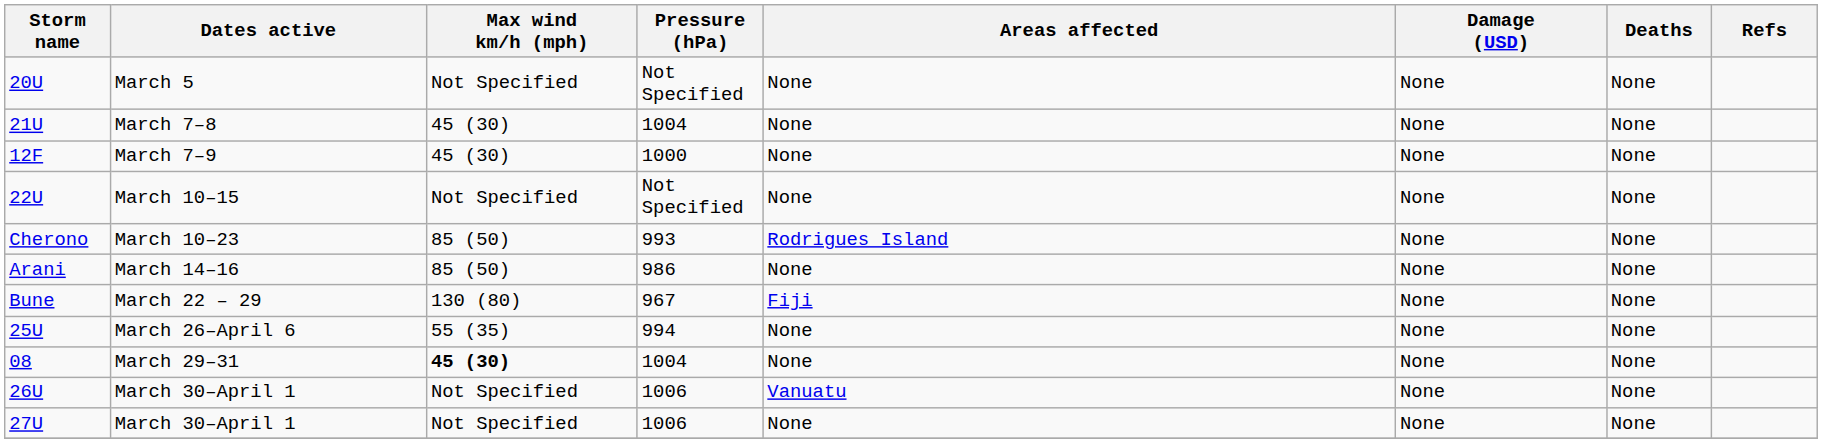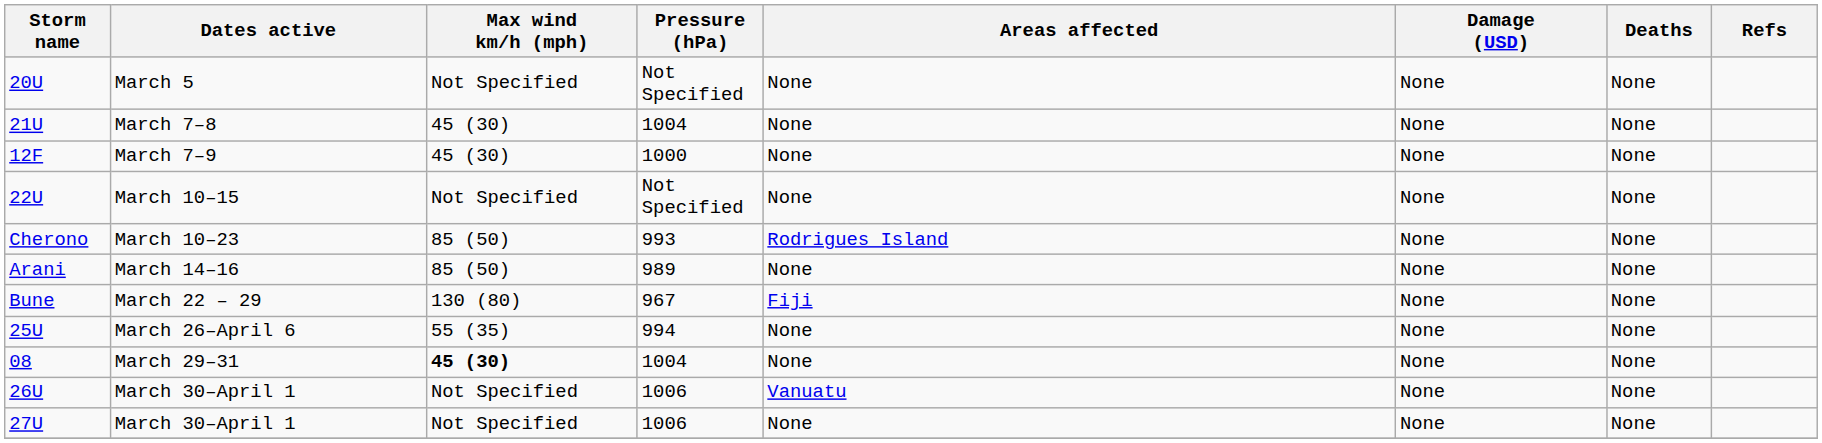(659, 270) 986 -> (659, 270) 989
